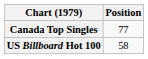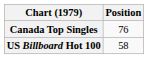(123, 29) 77 -> (123, 29) 76
